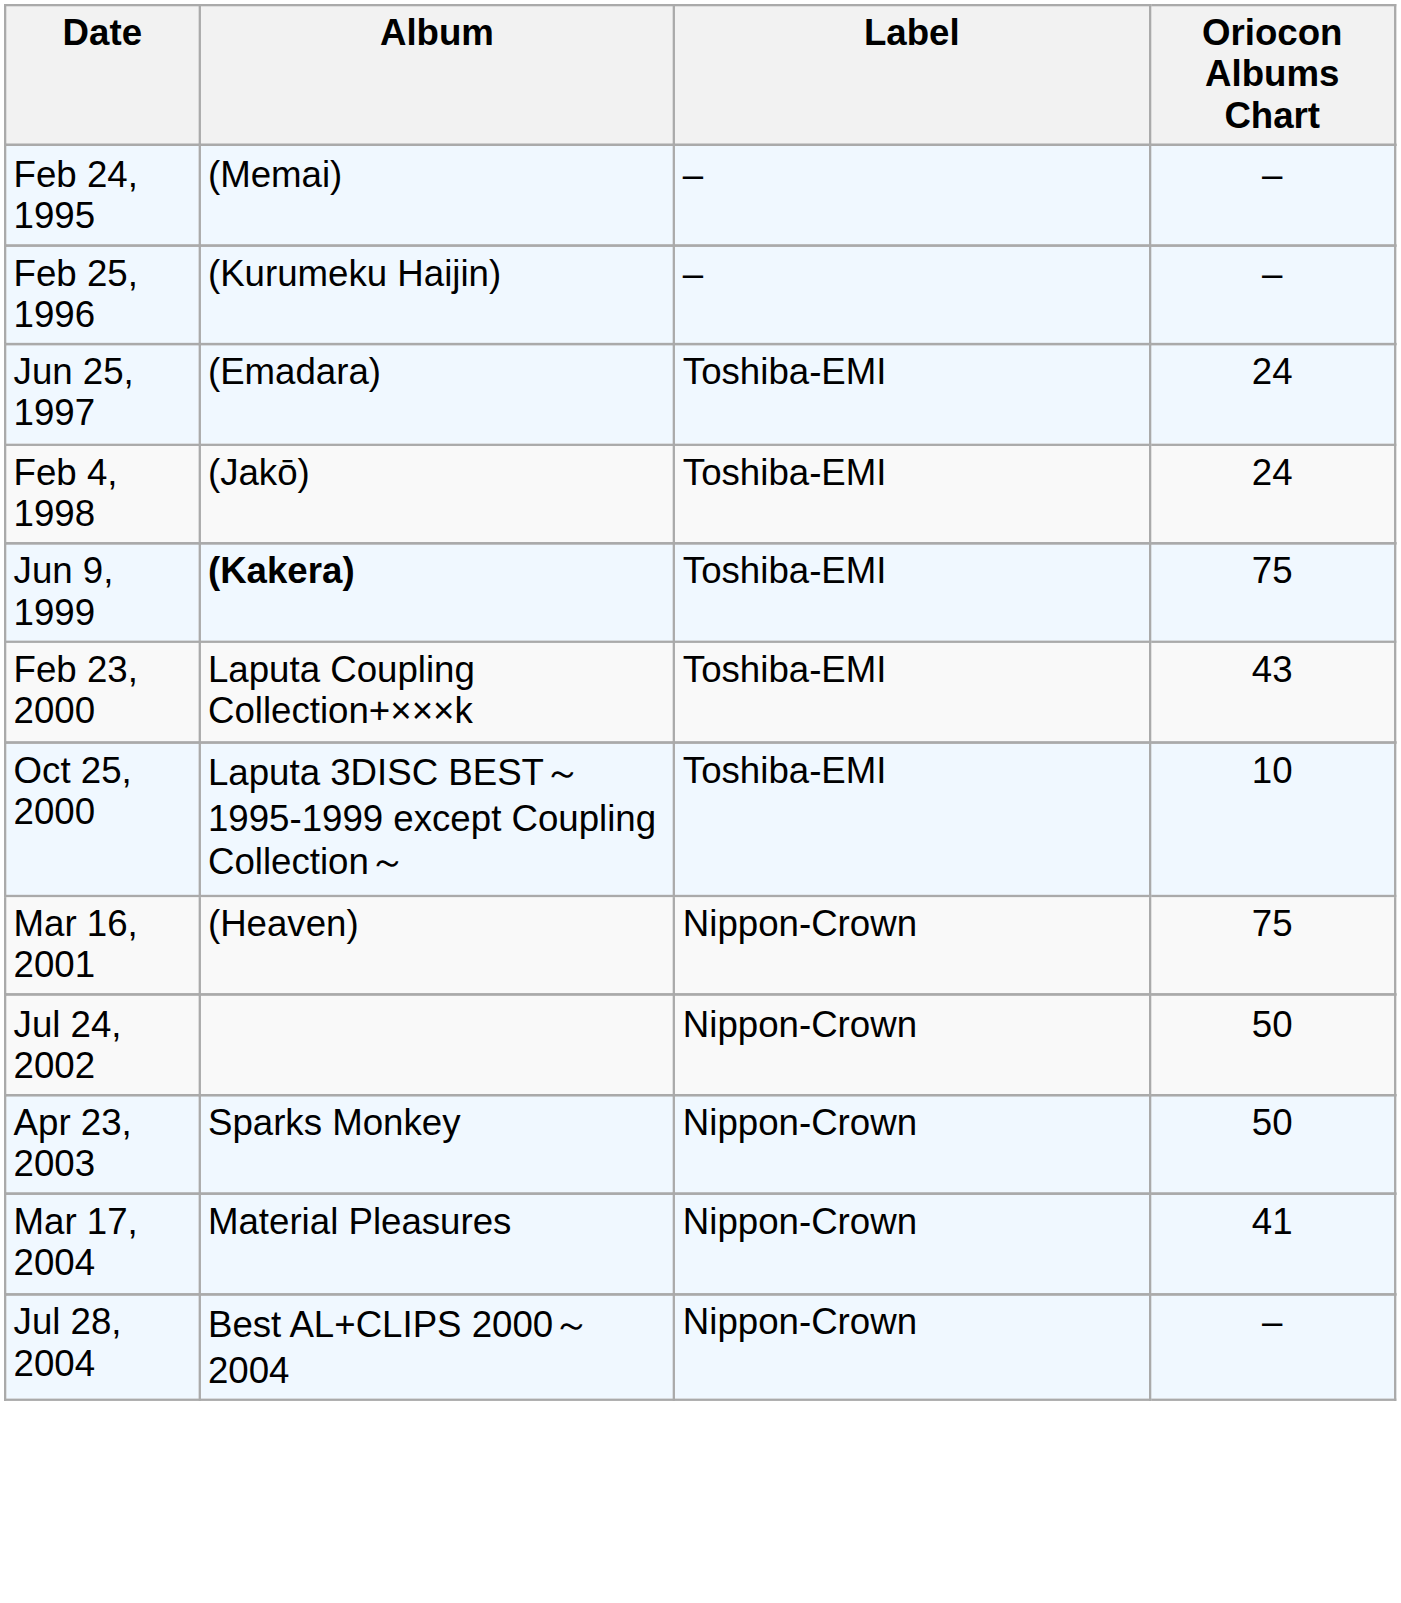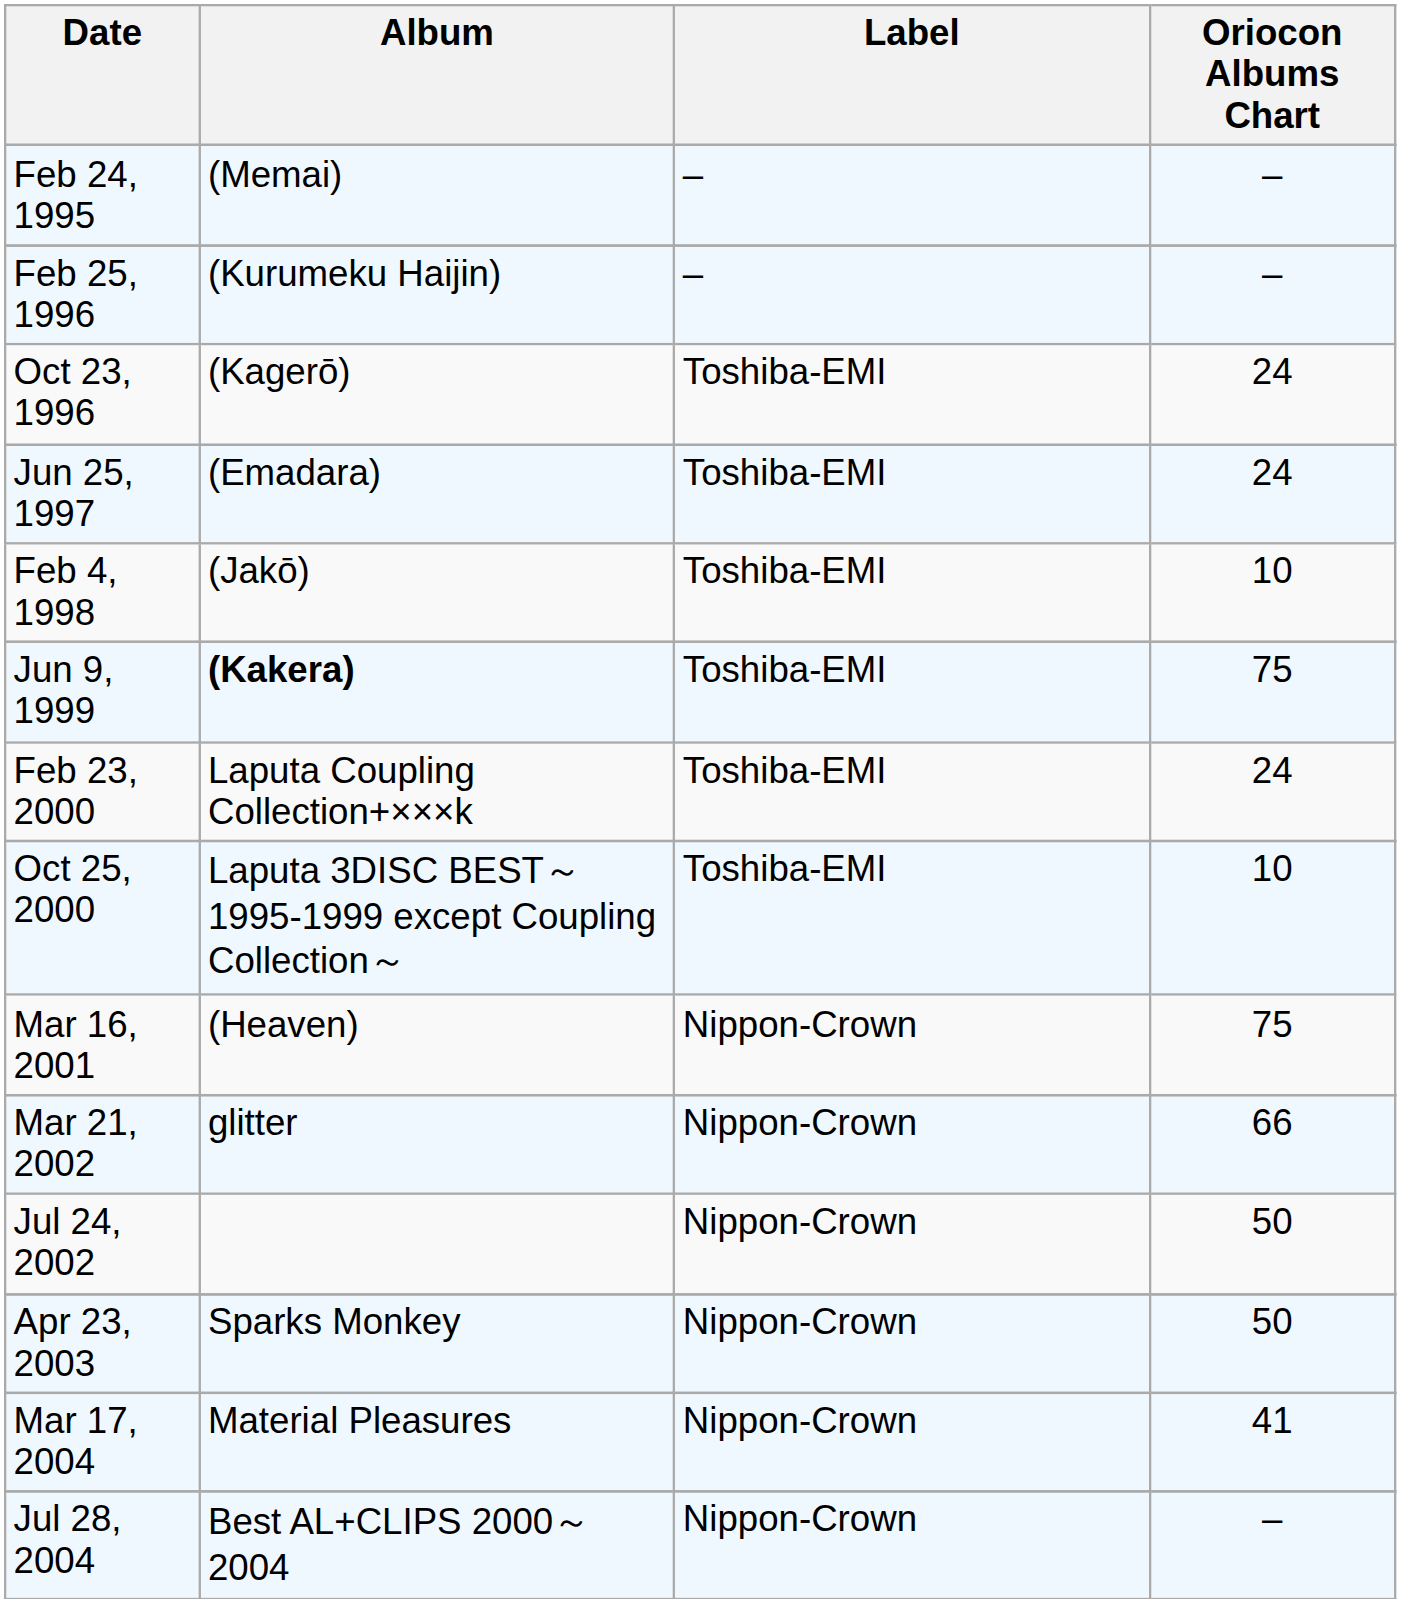+ row: (73, 393)
(1272, 472) 24 -> (1272, 571) 10
(1272, 670) 43 -> (1272, 770) 24
+ row: (76, 1143)
